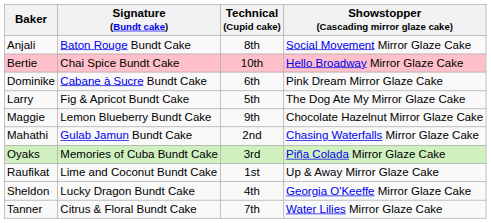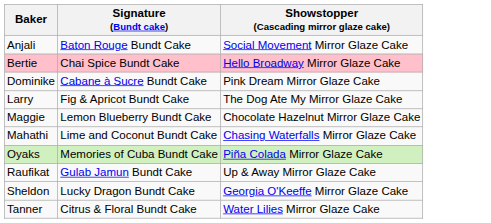- column: (252, 20)
(126, 136) Gulab Jamun Bundt Cake -> (139, 136) Lime and Coconut Bundt Cake
(139, 172) Lime and Coconut Bundt Cake -> (126, 172) Gulab Jamun Bundt Cake
